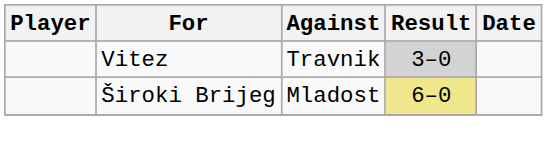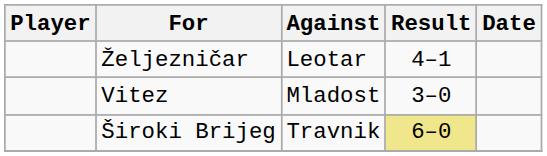+ row: (175, 60)
(333, 60) Travnik -> (333, 96) Mladost
(431, 60) lightgrey background -> (431, 96) no background
(333, 96) Mladost -> (333, 132) Travnik
